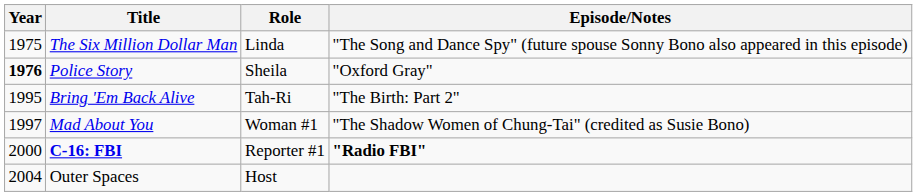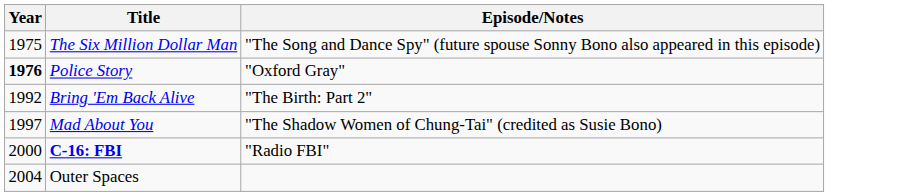- column: (285, 17)
(25, 97) 1995 -> (25, 97) 1992
(380, 151) bold -> (287, 151) normal
